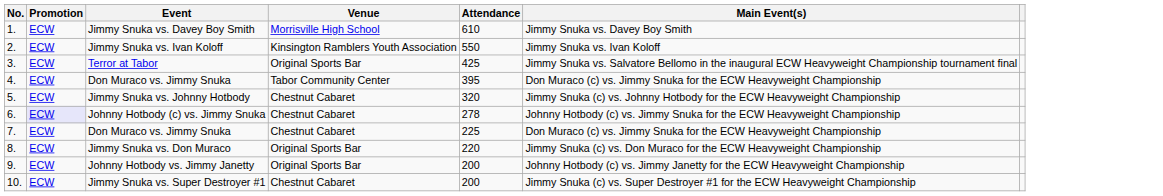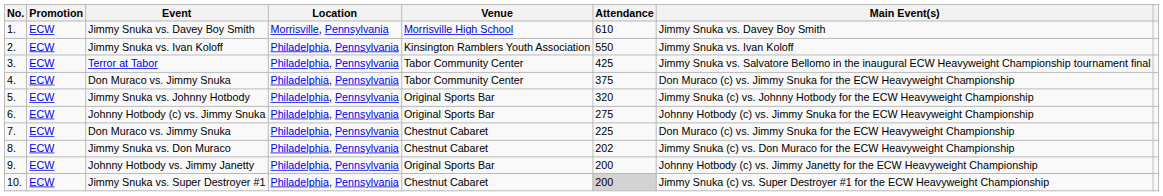+ column: (335, 12)
(316, 63) Original Sports Bar -> (464, 63) Tabor Community Center
(471, 80) 395 -> (604, 80) 375
(313, 97) Chestnut Cabaret -> (449, 97) Original Sports Bar
(42, 114) lavender background -> (42, 114) no background
(313, 114) Chestnut Cabaret -> (449, 114) Original Sports Bar
(471, 114) 278 -> (604, 114) 275
(316, 148) Original Sports Bar -> (446, 148) Chestnut Cabaret
(471, 148) 220 -> (604, 148) 202
(471, 182) no background -> (604, 182) lightgrey background
